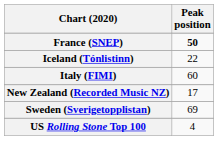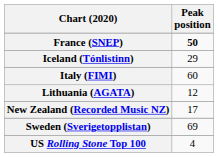(193, 59) 22 -> (193, 59) 29
+ row: (88, 93)
